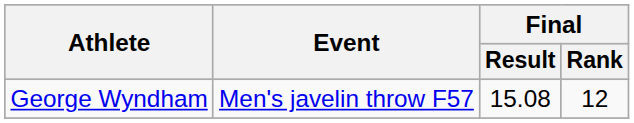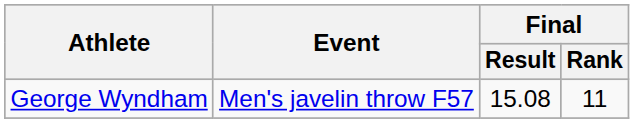(595, 99) 12 -> (595, 99) 11
